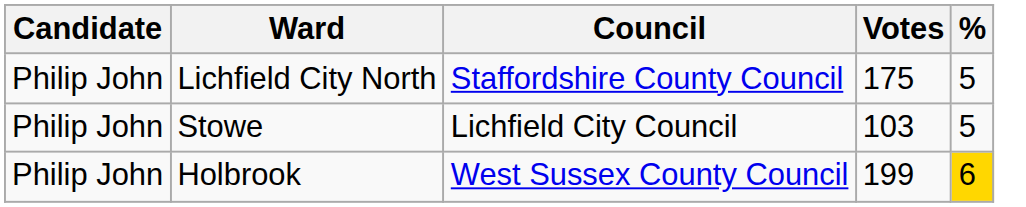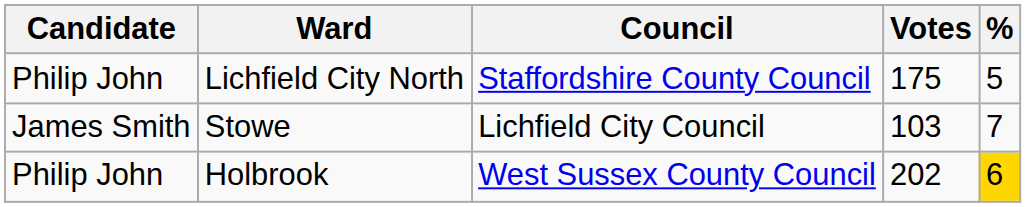(88, 126) Philip John -> (101, 126) James Smith
(967, 126) 5 -> (995, 126) 7
(888, 175) 199 -> (916, 175) 202
